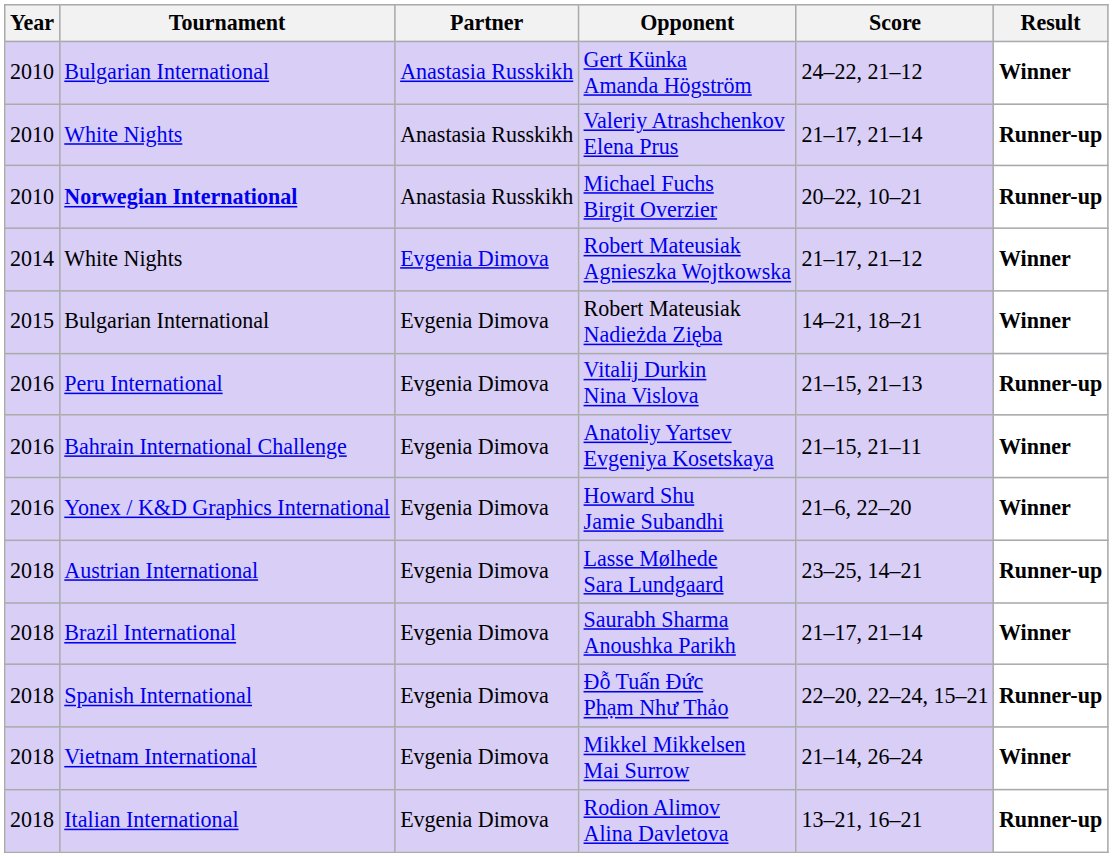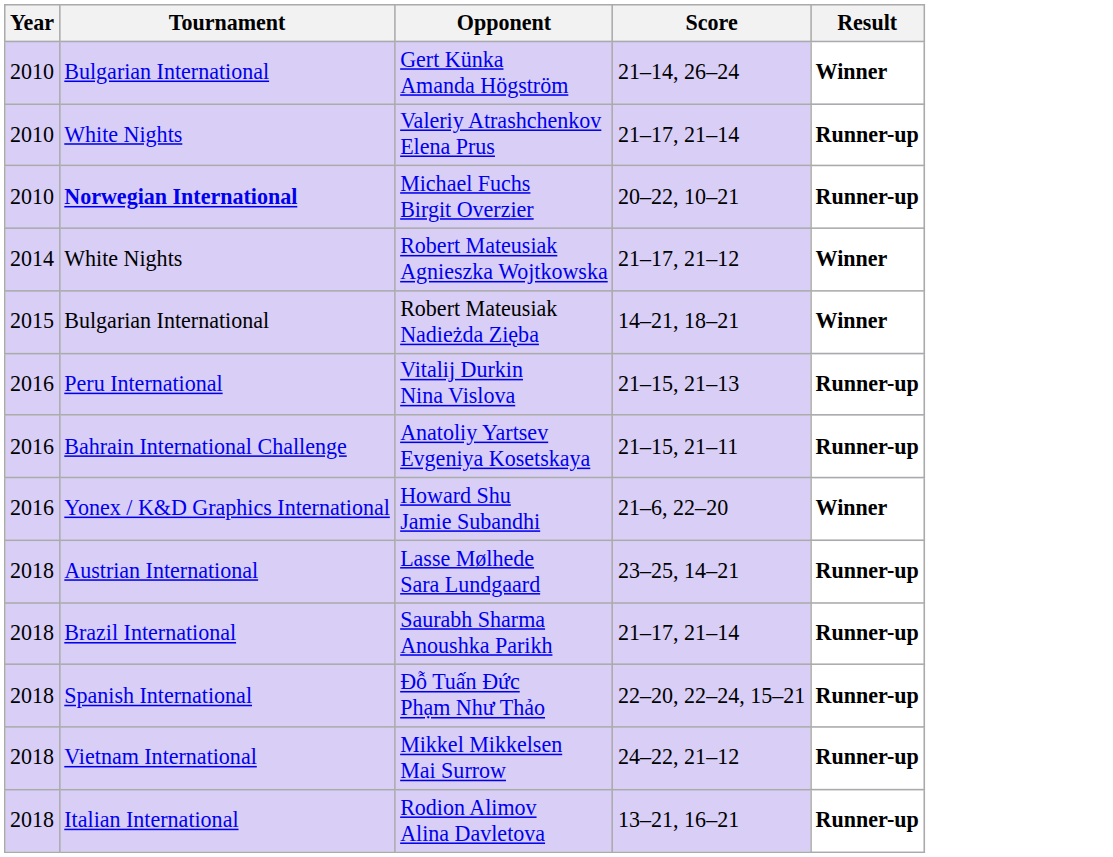- column: (487, 23)
(862, 72) 24–22, 21–12 -> (679, 72) 21–14, 26–24
(1035, 446) Winner -> (867, 446) Runner-up
(1035, 633) Winner -> (867, 633) Runner-up
(862, 758) 21–14, 26–24 -> (679, 758) 24–22, 21–12
(1035, 758) Winner -> (867, 758) Runner-up
